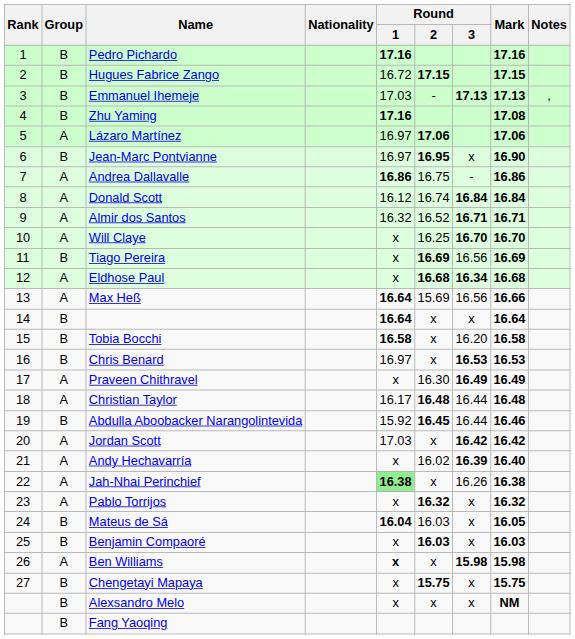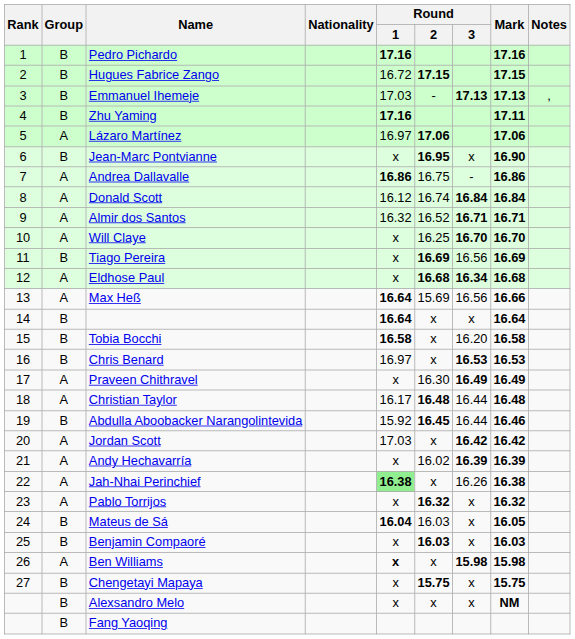(509, 116) 17.08 -> (509, 116) 17.11
(396, 156) 16.97 -> (396, 156) x
(509, 461) 16.40 -> (509, 461) 16.39
